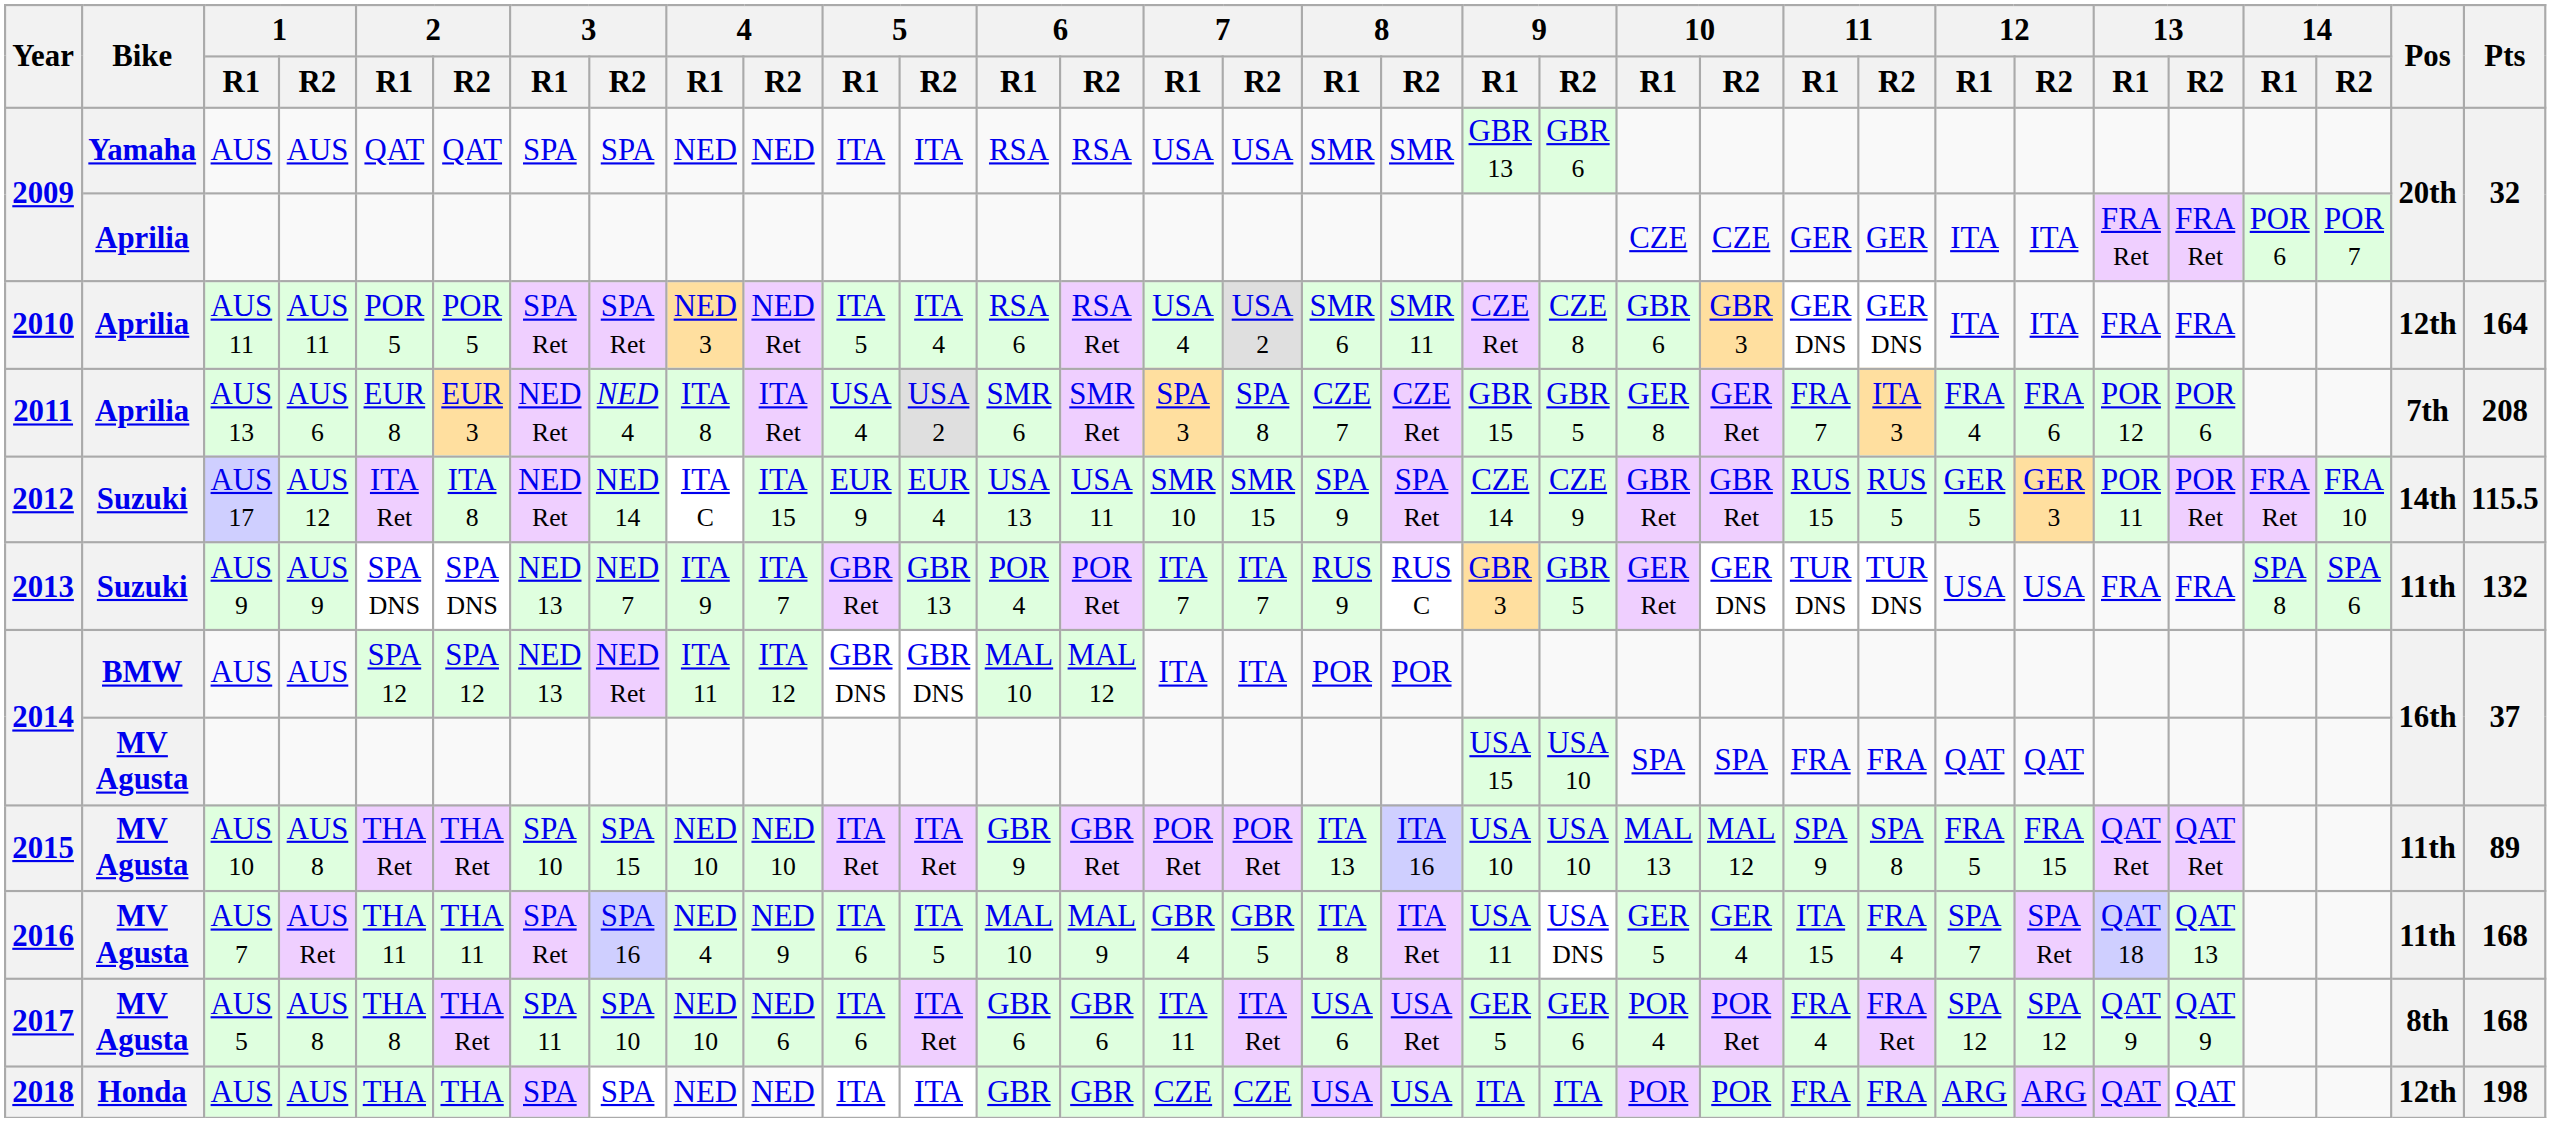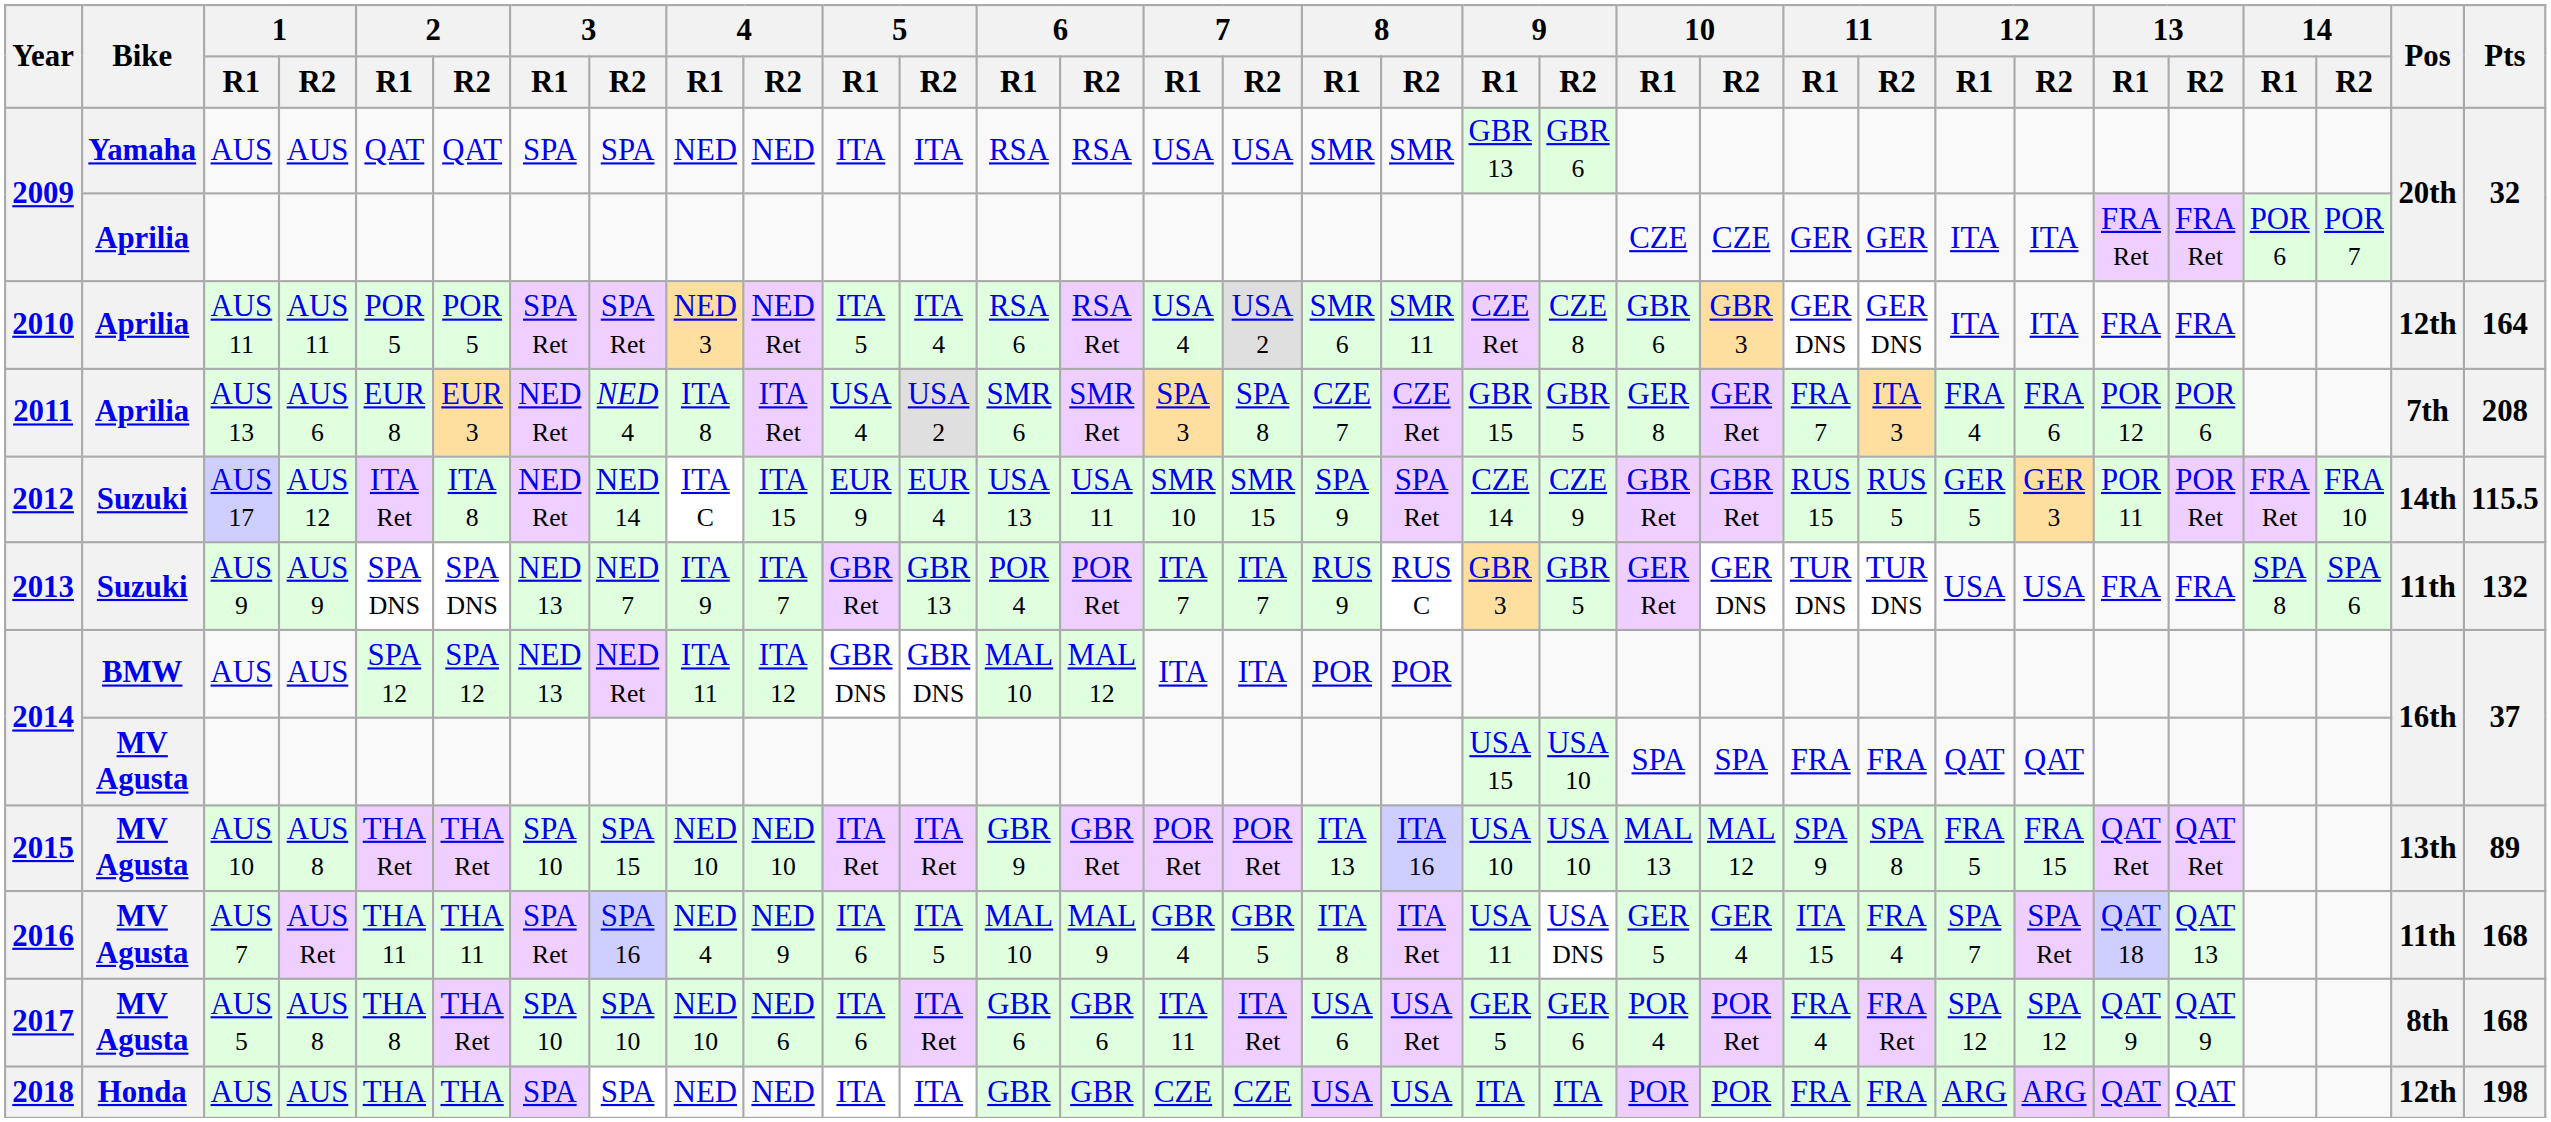(2428, 847) 11th -> (2428, 847) 13th
(550, 1022) SPA 11 -> (550, 1022) SPA 10
